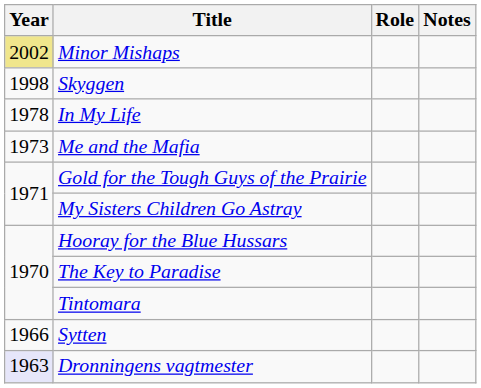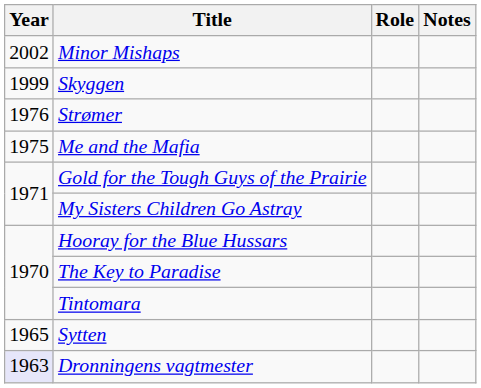(29, 51) khaki background -> (29, 51) no background
(29, 83) 1998 -> (29, 83) 1999
- row: (99, 114)
+ row: (90, 114)
(29, 146) 1973 -> (29, 146) 1975
(29, 334) 1966 -> (29, 334) 1965
